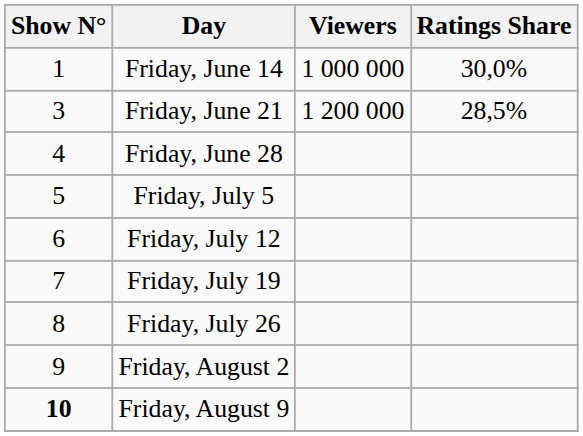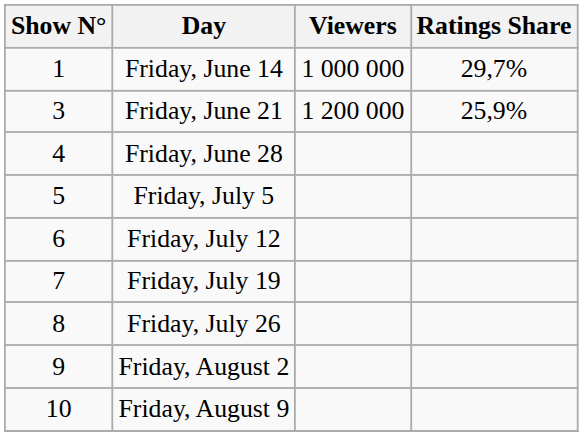(494, 68) 30,0% -> (494, 68) 29,7%
(494, 111) 28,5% -> (494, 111) 25,9%
(59, 408) bold -> (59, 408) normal
